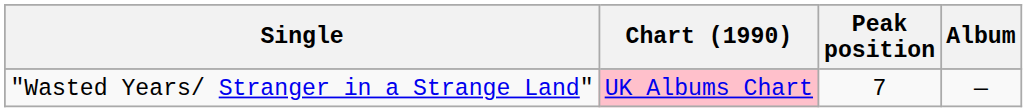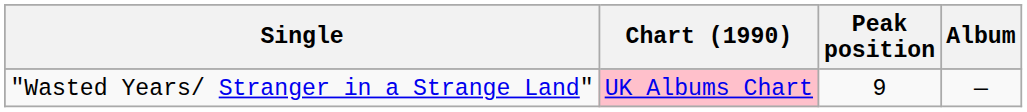(880, 88) 7 -> (880, 88) 9
